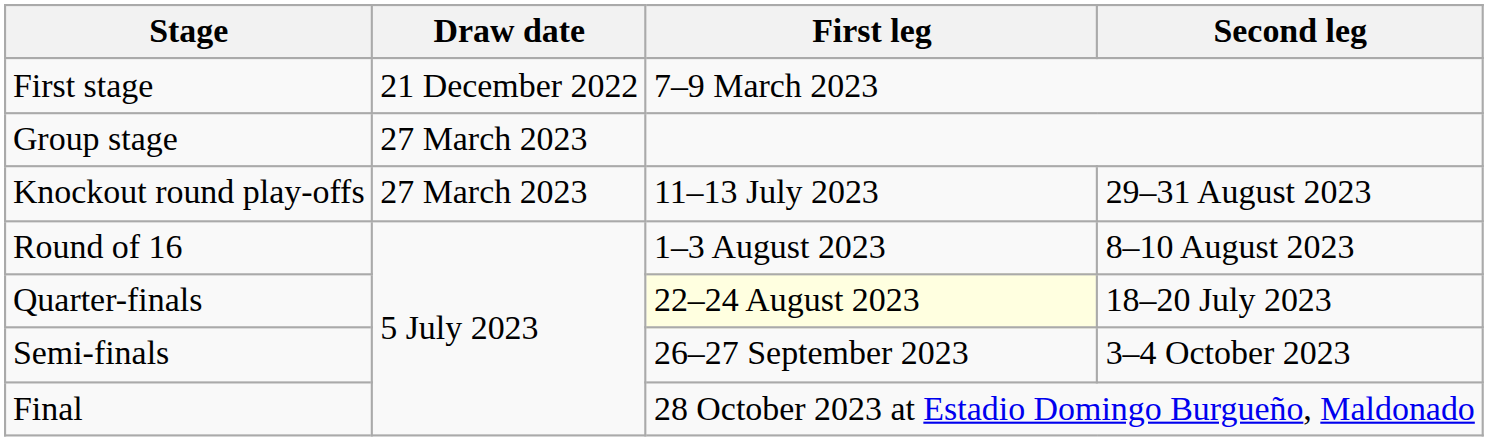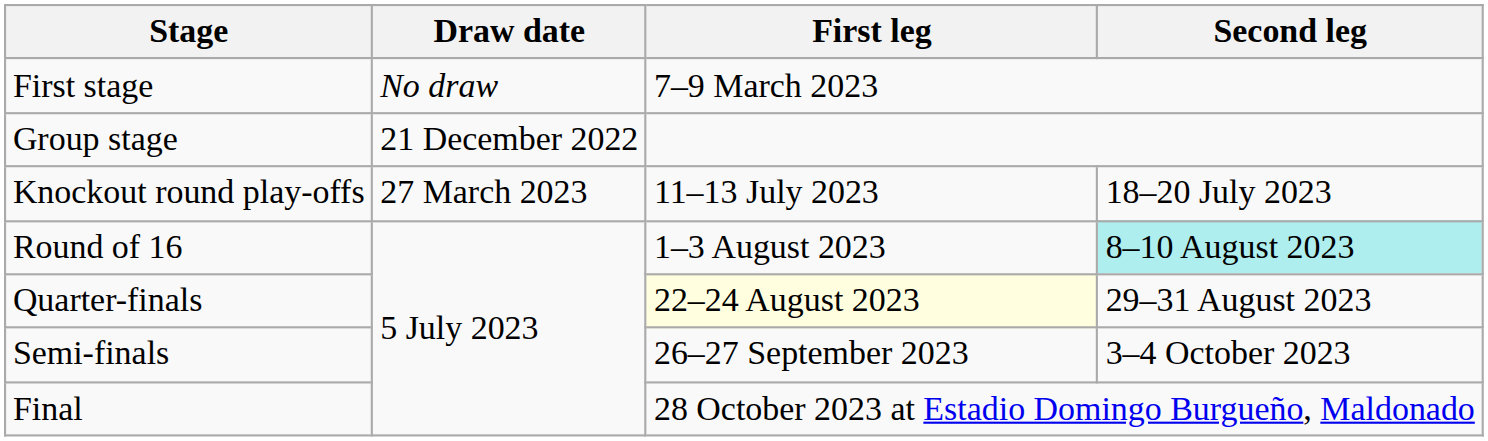(509, 85) 21 December 2022 -> (439, 85) No draw
(484, 138) 27 March 2023 -> (509, 138) 21 December 2022
(1239, 192) 29–31 August 2023 -> (1219, 192) 18–20 July 2023
(1230, 246) no background -> (1230, 246) paleturquoise background
(1219, 300) 18–20 July 2023 -> (1239, 300) 29–31 August 2023
